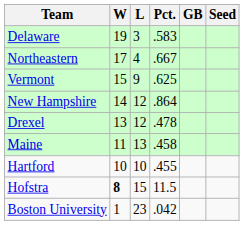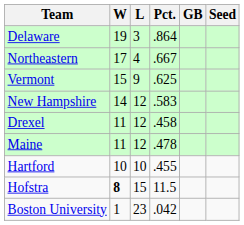(165, 36) .583 -> (165, 36) .864
(165, 101) .864 -> (165, 101) .583
(120, 123) 13 -> (120, 123) 11
(165, 123) .478 -> (165, 123) .458
(140, 144) 13 -> (140, 144) 12
(165, 144) .458 -> (165, 144) .478
